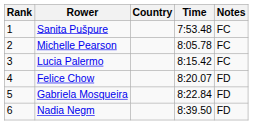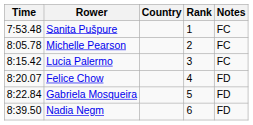columns swapped: (19, 12) <-> (195, 12)
